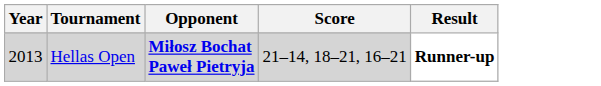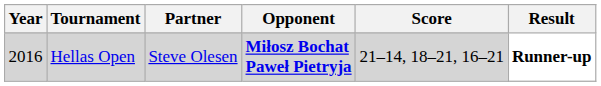+ column: (193, 18)
(26, 56) 2013 -> (26, 56) 2016
